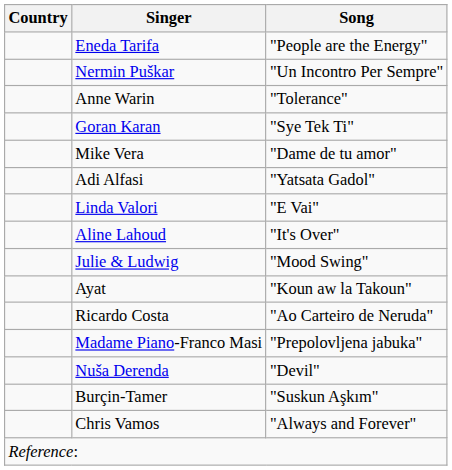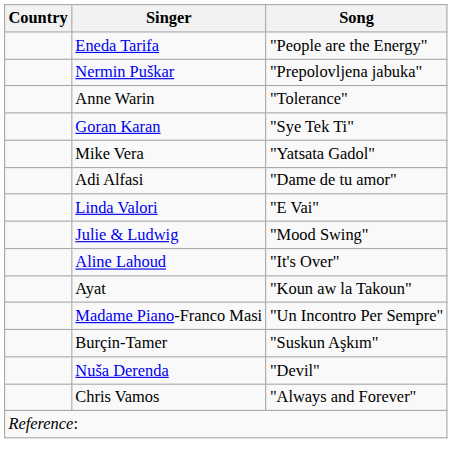(357, 72) "Un Incontro Per Sempre" -> (346, 72) "Prepolovljena jabuka"
(333, 153) "Dame de tu amor" -> (322, 153) "Yatsata Gadol"
(322, 180) "Yatsata Gadol" -> (333, 180) "Dame de tu amor"
rows swapped: (121, 235) <-> (127, 262)
- row: (122, 316)
(346, 343) "Prepolovljena jabuka" -> (357, 316) "Un Incontro Per Sempre"
rows swapped: (122, 370) <-> (121, 397)
